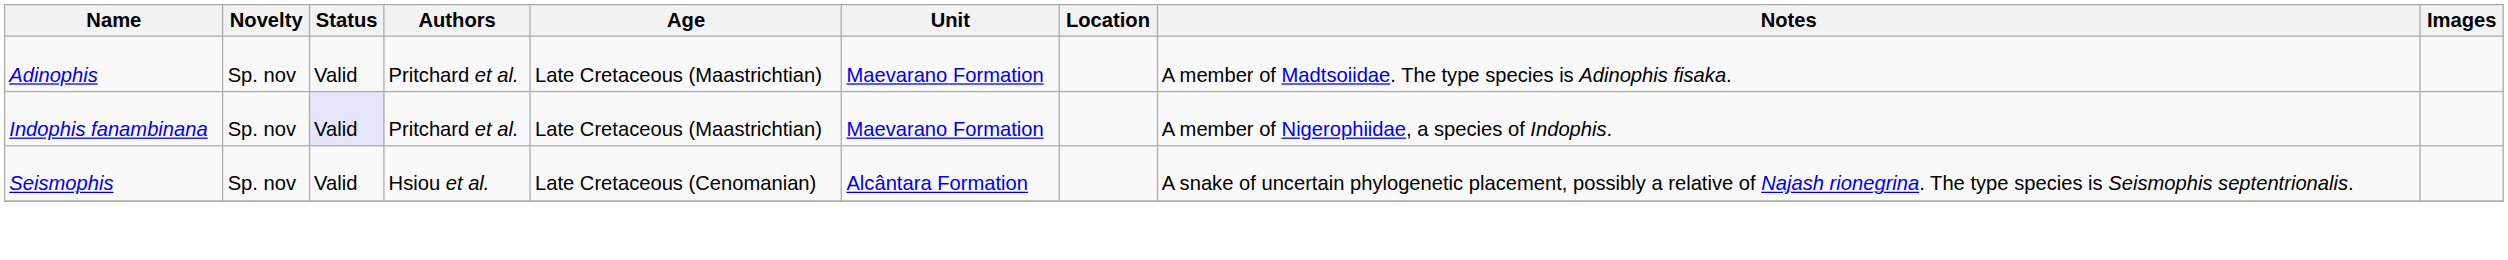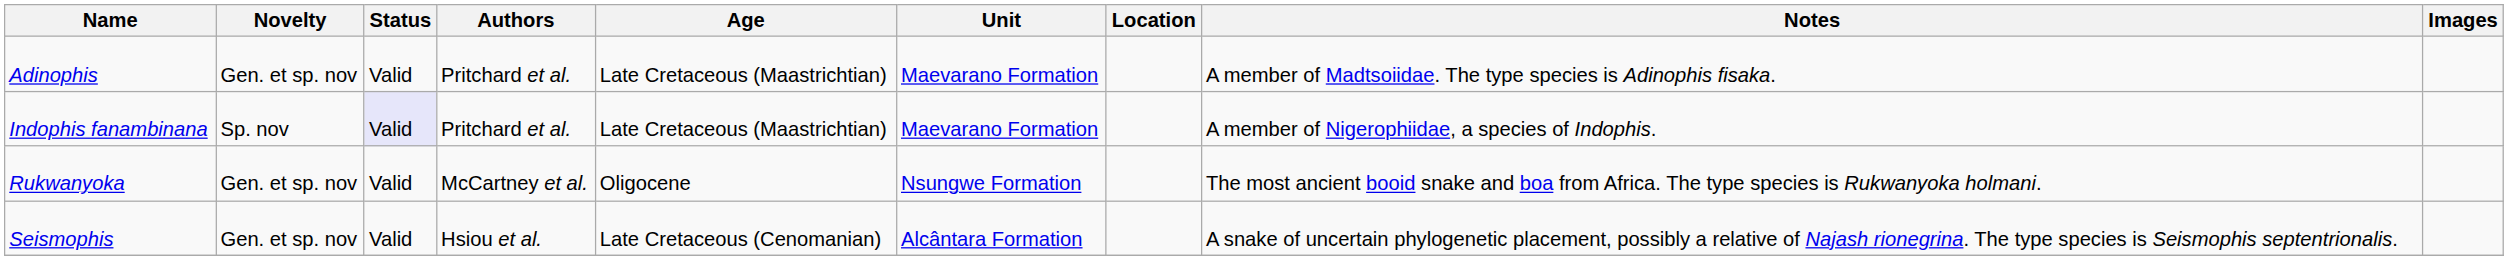(262, 75) Sp. nov -> (289, 75) Gen. et sp. nov
+ row: (67, 184)
(262, 184) Sp. nov -> (289, 239) Gen. et sp. nov
